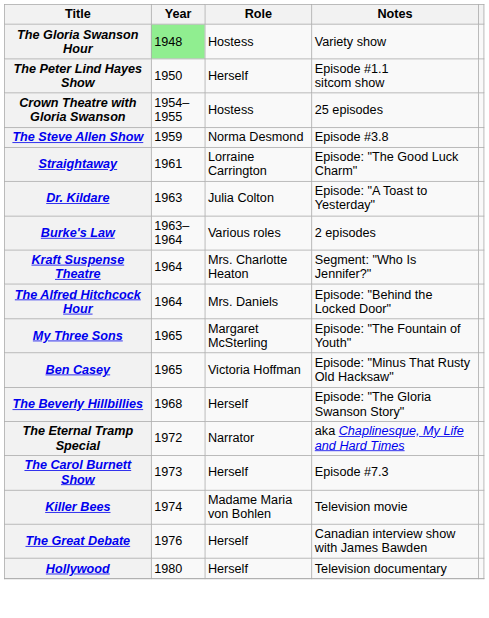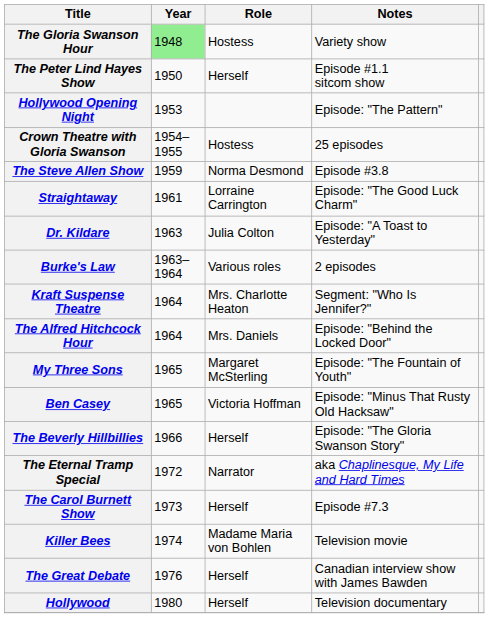+ row: (78, 110)
(168, 404) 1968 -> (168, 438) 1966
